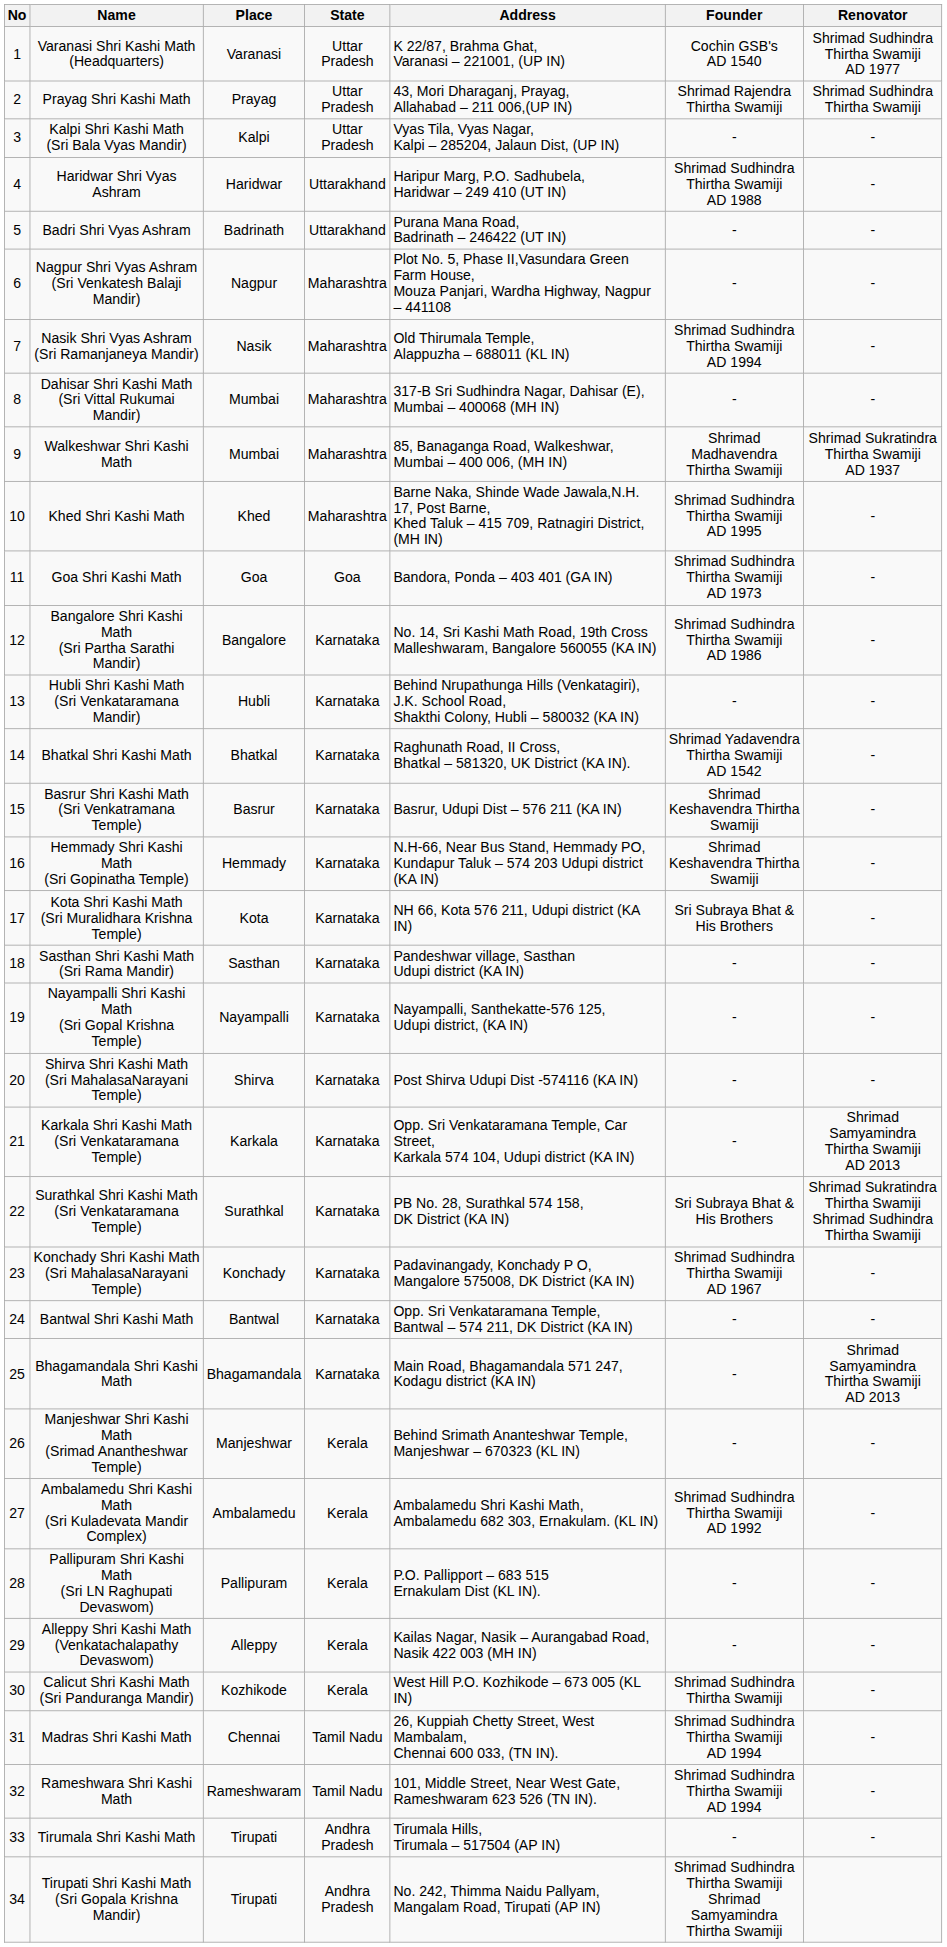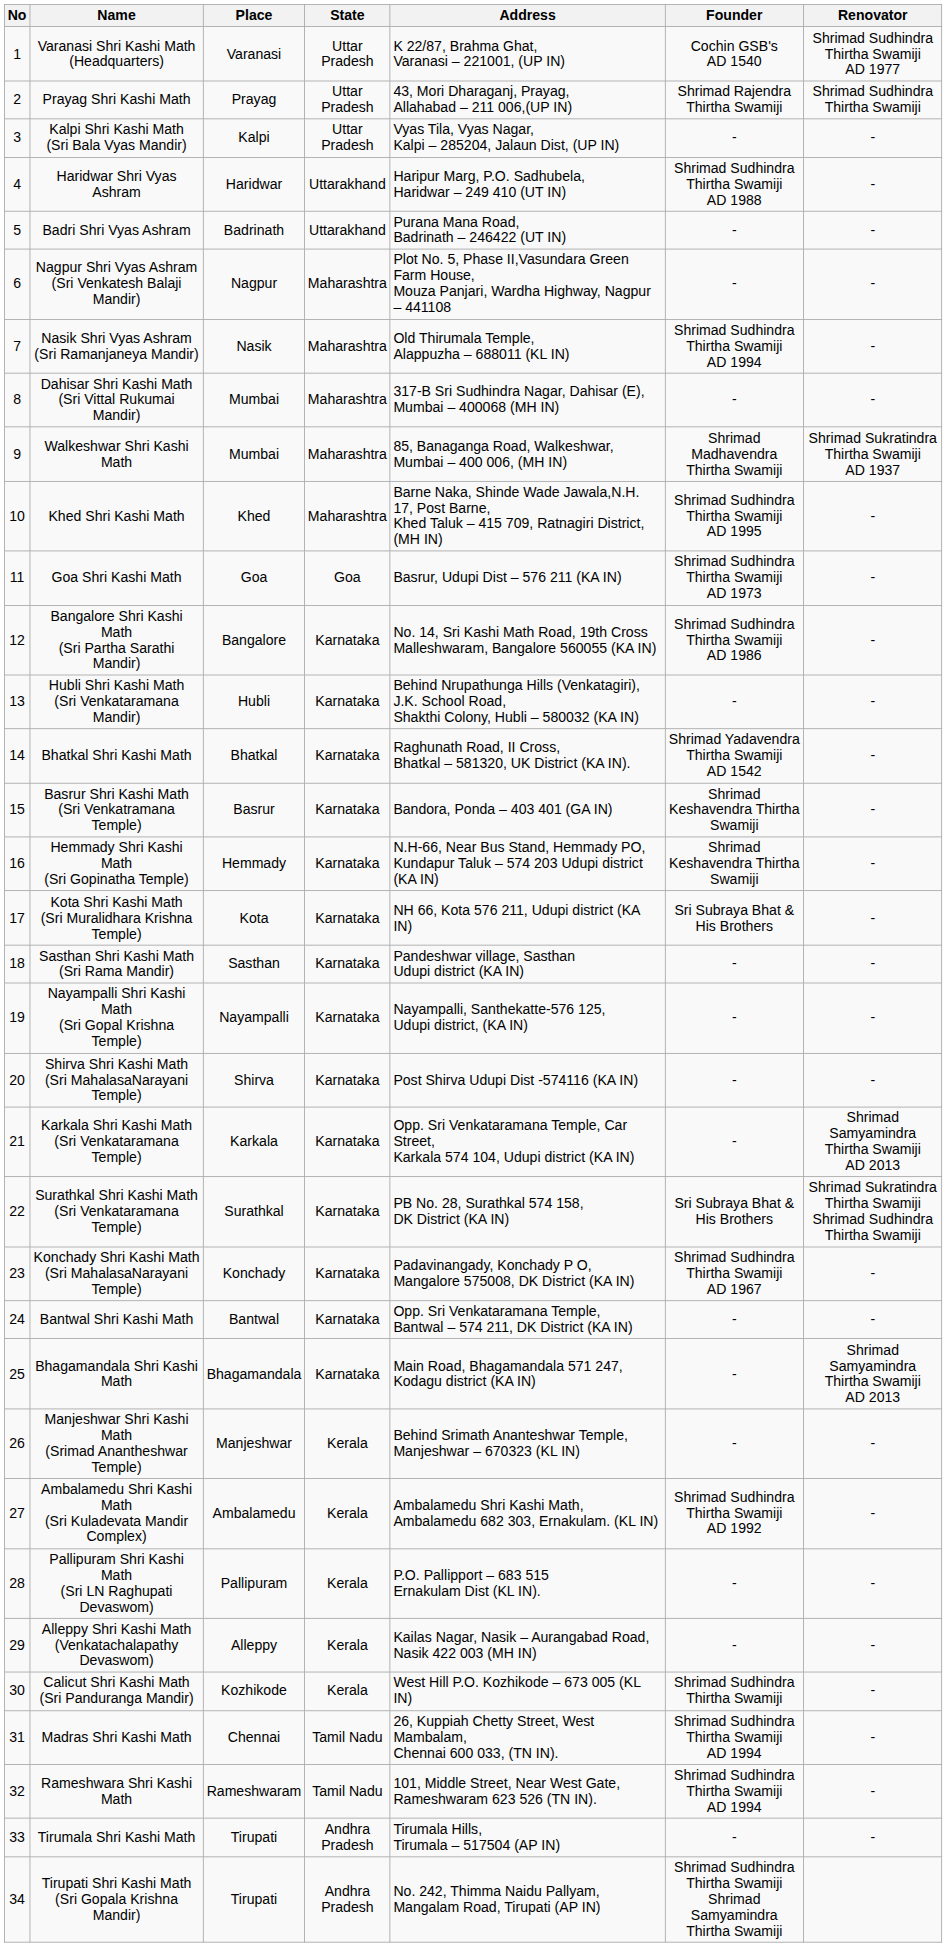(503, 578) Bandora, Ponda – 403 401 (GA IN) -> (508, 578) Basrur, Udupi Dist – 576 211 (KA IN)
(508, 809) Basrur, Udupi Dist – 576 211 (KA IN) -> (503, 809) Bandora, Ponda – 403 401 (GA IN)
